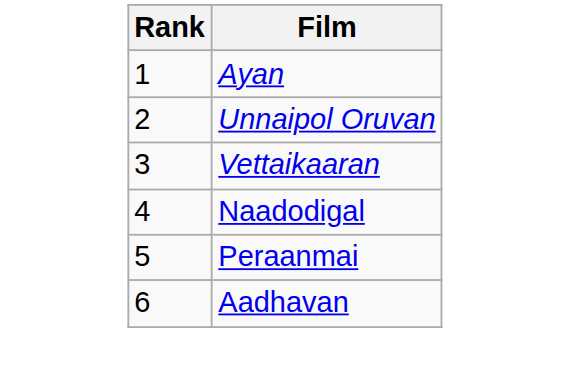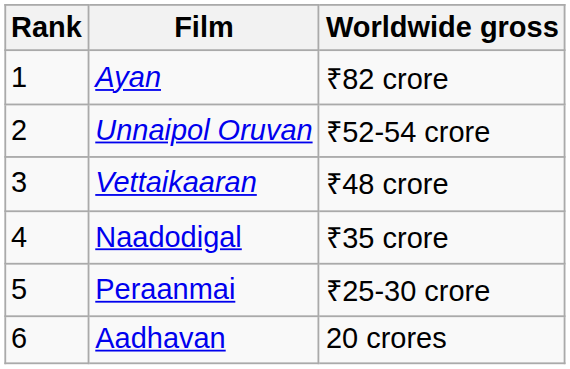+ column: (442, 27)
